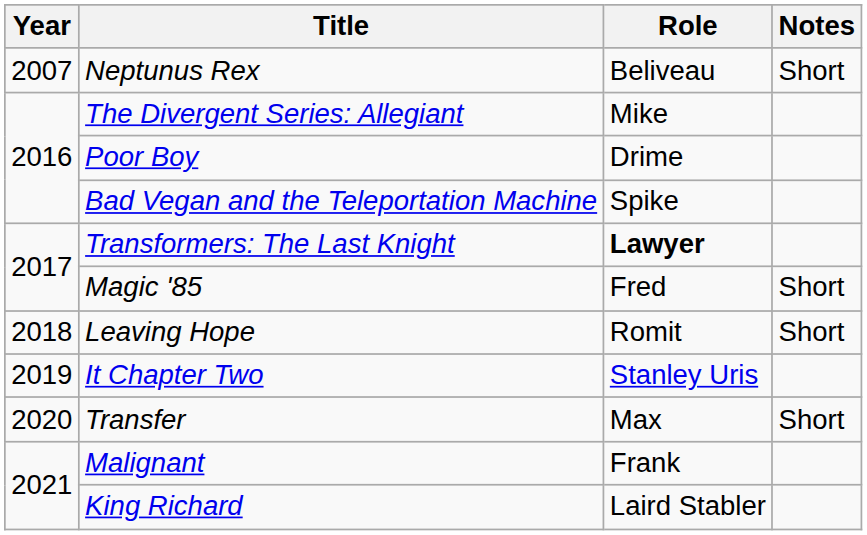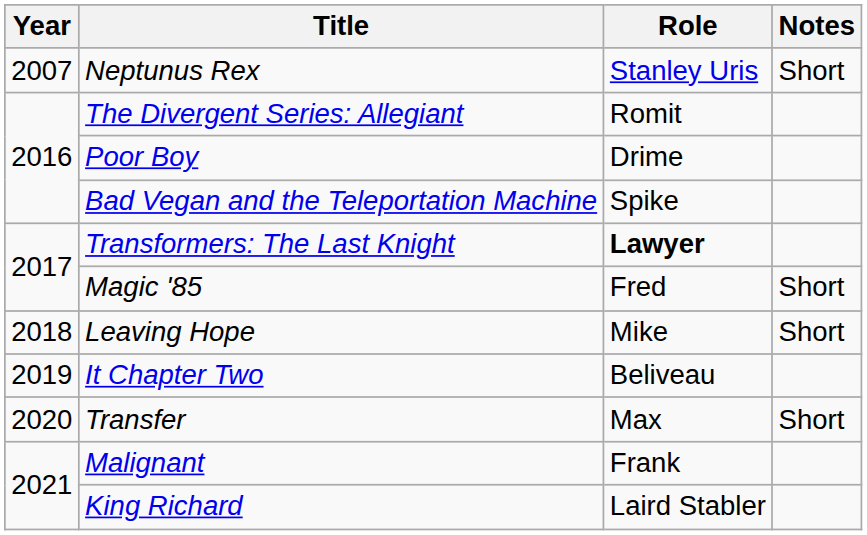(663, 69) Beliveau -> (684, 69) Stanley Uris
(639, 113) Mike -> (646, 113) Romit
(646, 331) Romit -> (639, 331) Mike
(684, 375) Stanley Uris -> (663, 375) Beliveau
